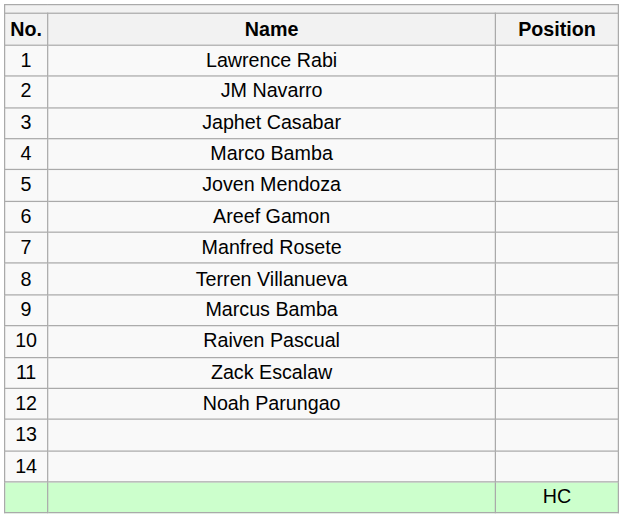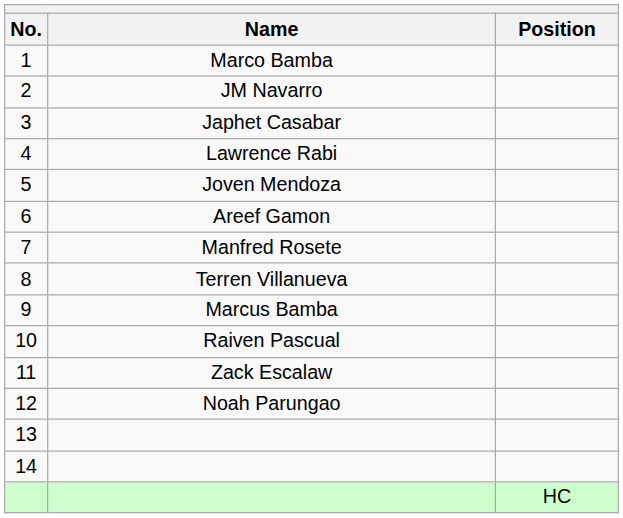(272, 60) Lawrence Rabi -> (272, 60) Marco Bamba
(272, 154) Marco Bamba -> (272, 154) Lawrence Rabi
